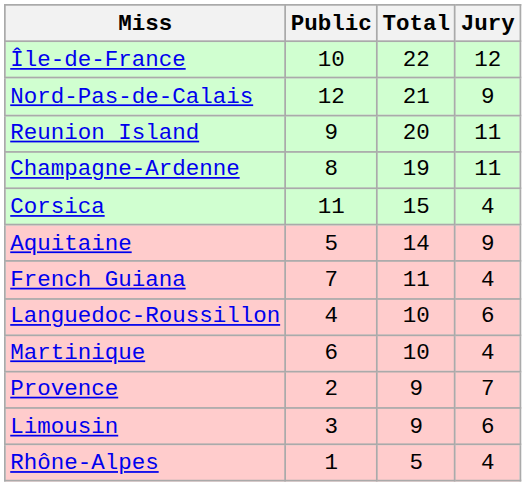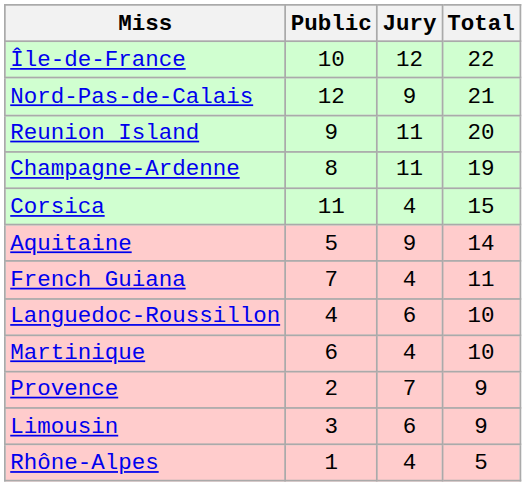columns swapped: (488, 23) <-> (416, 23)
